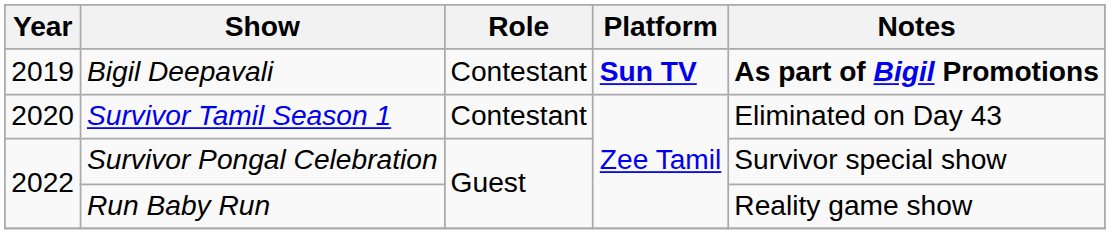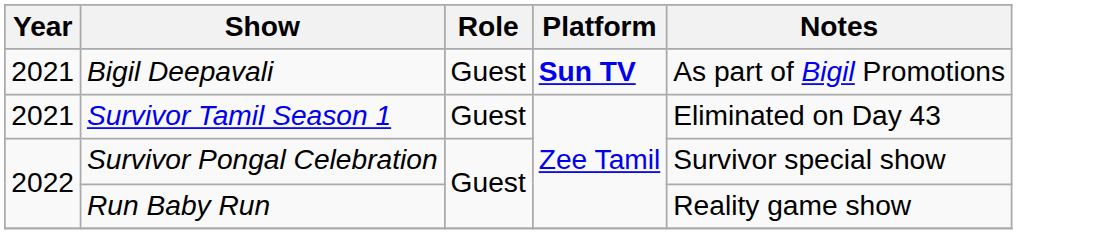(43, 71) 2019 -> (43, 71) 2021
(519, 71) Contestant -> (488, 71) Guest
(917, 71) bold -> (839, 71) normal
(43, 116) 2020 -> (43, 116) 2021
(519, 116) Contestant -> (488, 116) Guest
